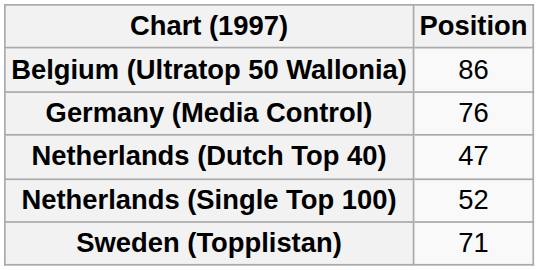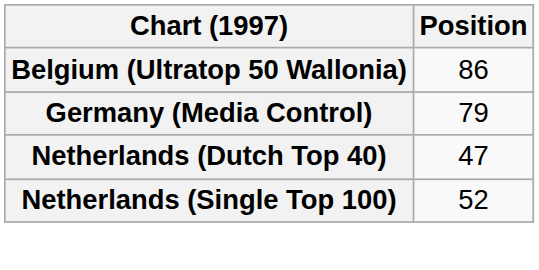(473, 112) 76 -> (473, 112) 79
- row: (209, 243)
